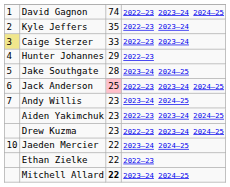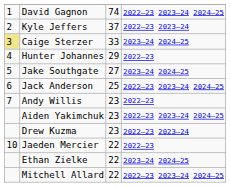(114, 27) 35 -> (114, 27) 37
(156, 41) 2022–23 2023–24 -> (156, 41) 2023–24 2024–25
(114, 71) 28 -> (114, 71) 27
(114, 86) pink background -> (114, 86) no background
(156, 101) 2023–24 2024–25 -> (139, 101) 2022–23
(174, 130) 2022–23 2023–24 2024–25 -> (156, 130) 2022–23 2023–24
(156, 145) 2023–24 2024–25 -> (139, 145) 2022–23
(139, 160) 2022–23 -> (156, 160) 2023–24 2024–25
(114, 175) bold -> (114, 175) normal
(156, 175) 2023–24 2024–25 -> (174, 175) 2022–23 2023–24 2024–25
